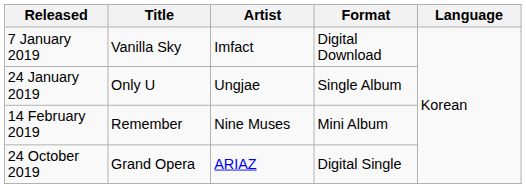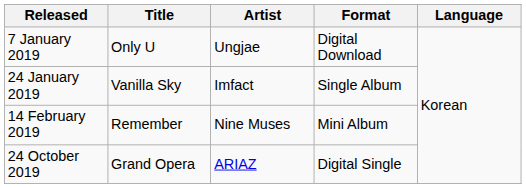(146, 46) Vanilla Sky -> (133, 46) Only U
(234, 46) Imfact -> (237, 46) Ungjae
(133, 85) Only U -> (146, 85) Vanilla Sky
(237, 85) Ungjae -> (234, 85) Imfact
